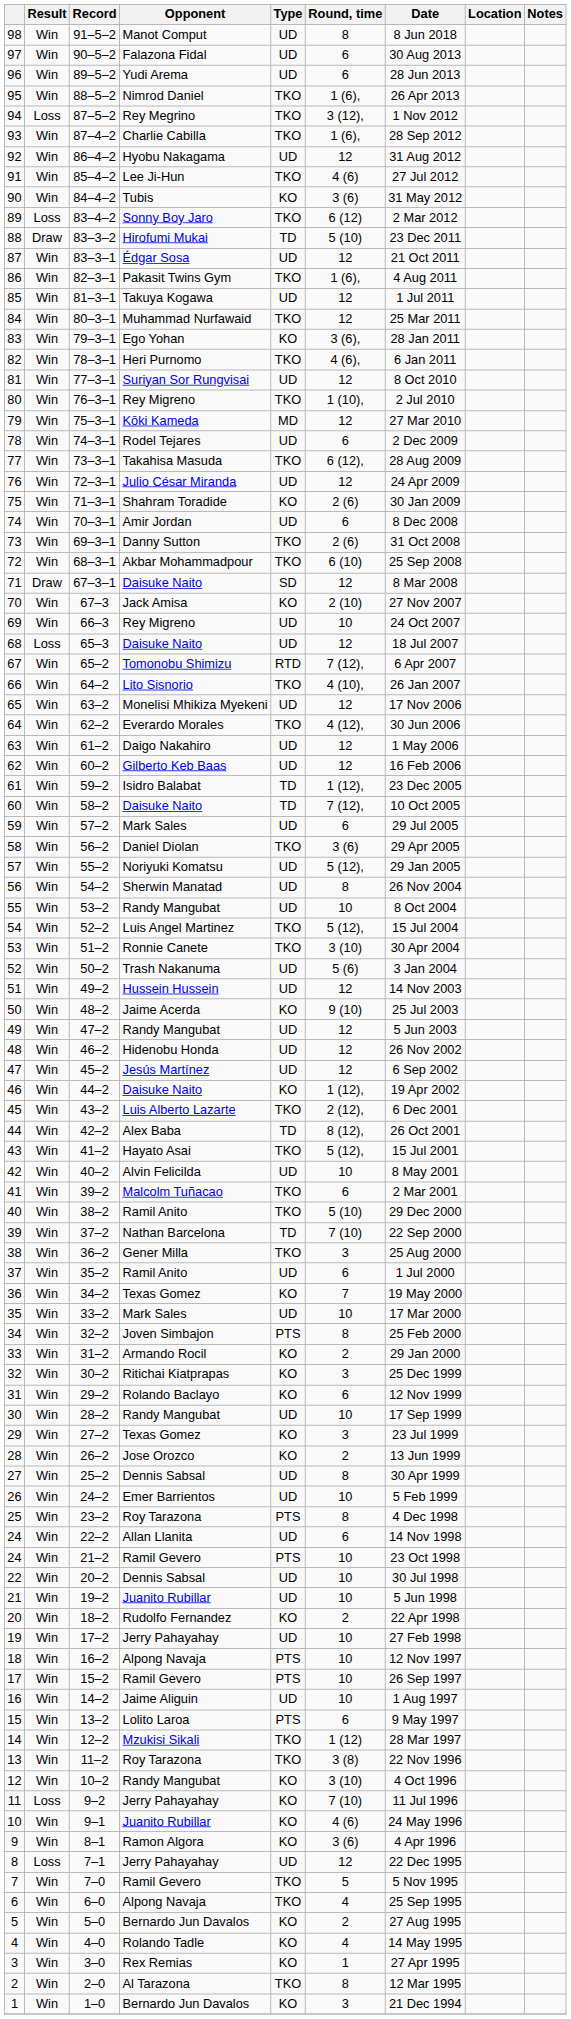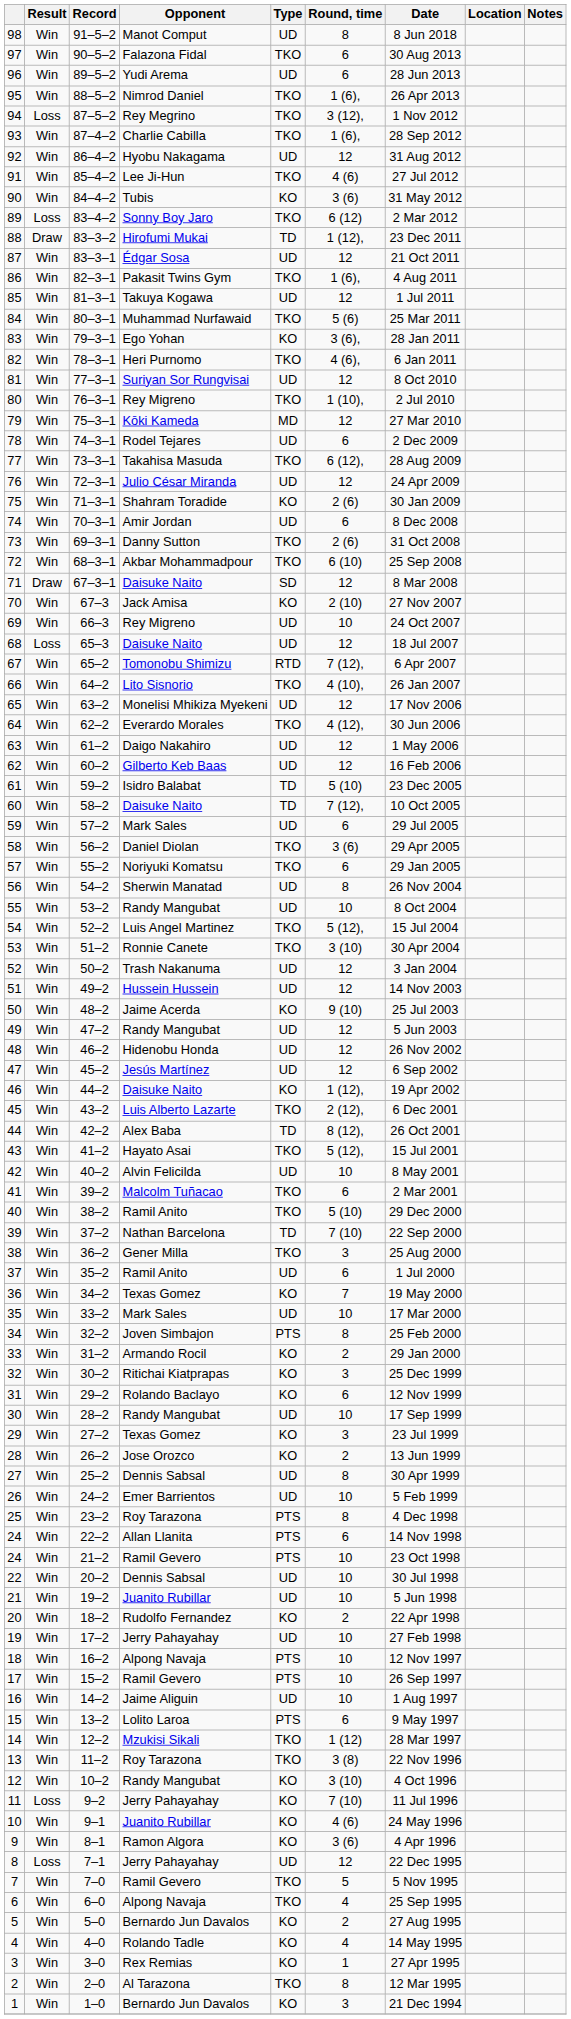(288, 55) UD -> (288, 55) TKO
(345, 237) 5 (10) -> (345, 237) 1 (12),
(345, 319) 12 -> (345, 319) 5 (6)
(345, 786) 1 (12), -> (345, 786) 5 (10)
(288, 867) UD -> (288, 867) TKO
(345, 867) 5 (12), -> (345, 867) 6
(345, 968) 5 (6) -> (345, 968) 12
(288, 1537) UD -> (288, 1537) PTS
